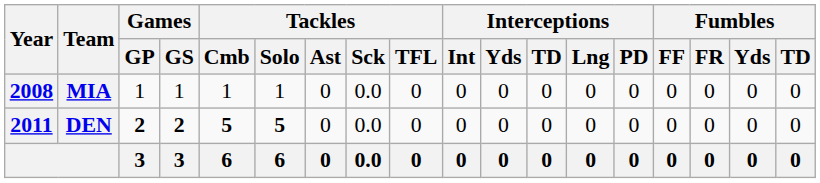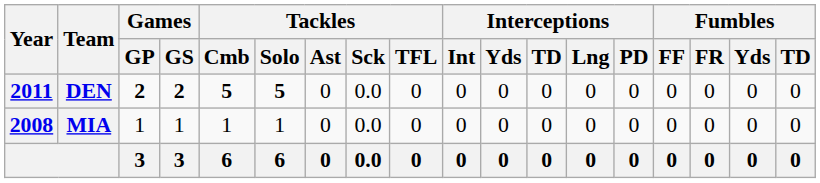rows swapped: (89, 90) <-> (89, 125)
